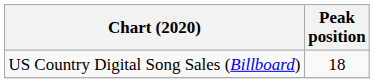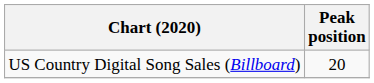(337, 63) 18 -> (337, 63) 20
